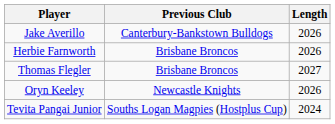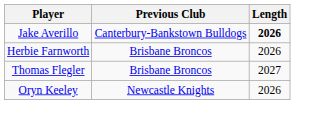(310, 33) normal -> (270, 33) bold
- row: (54, 109)
